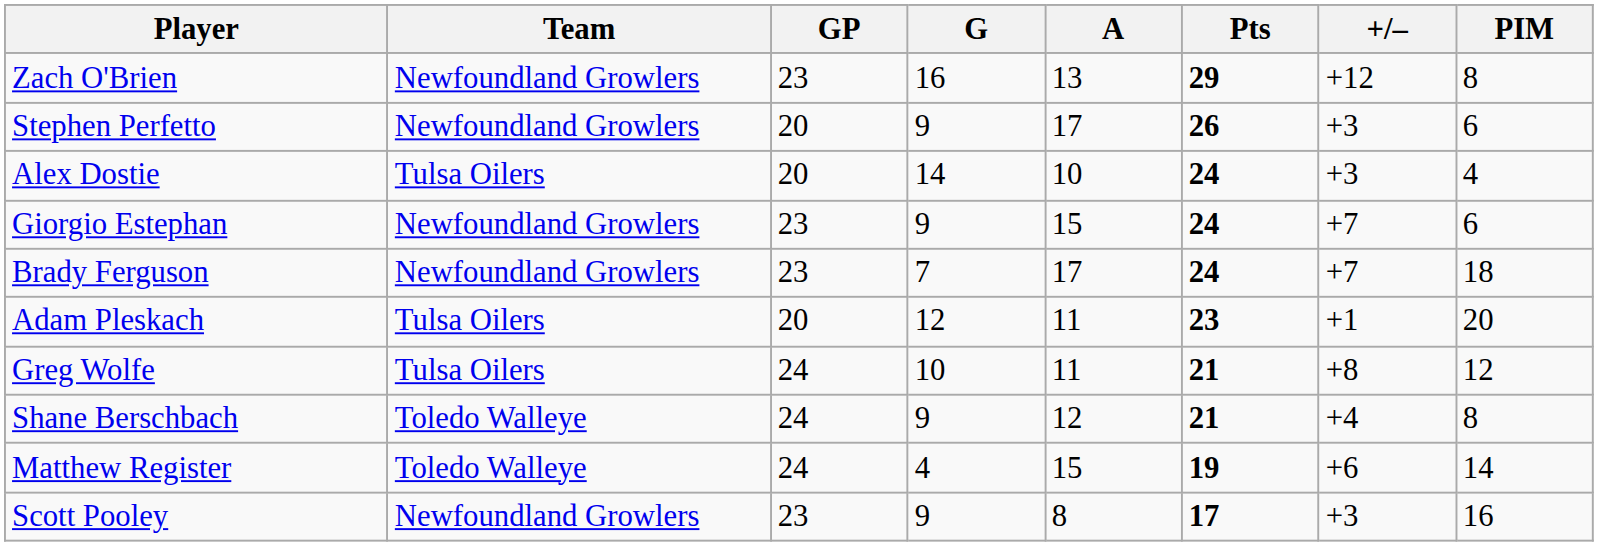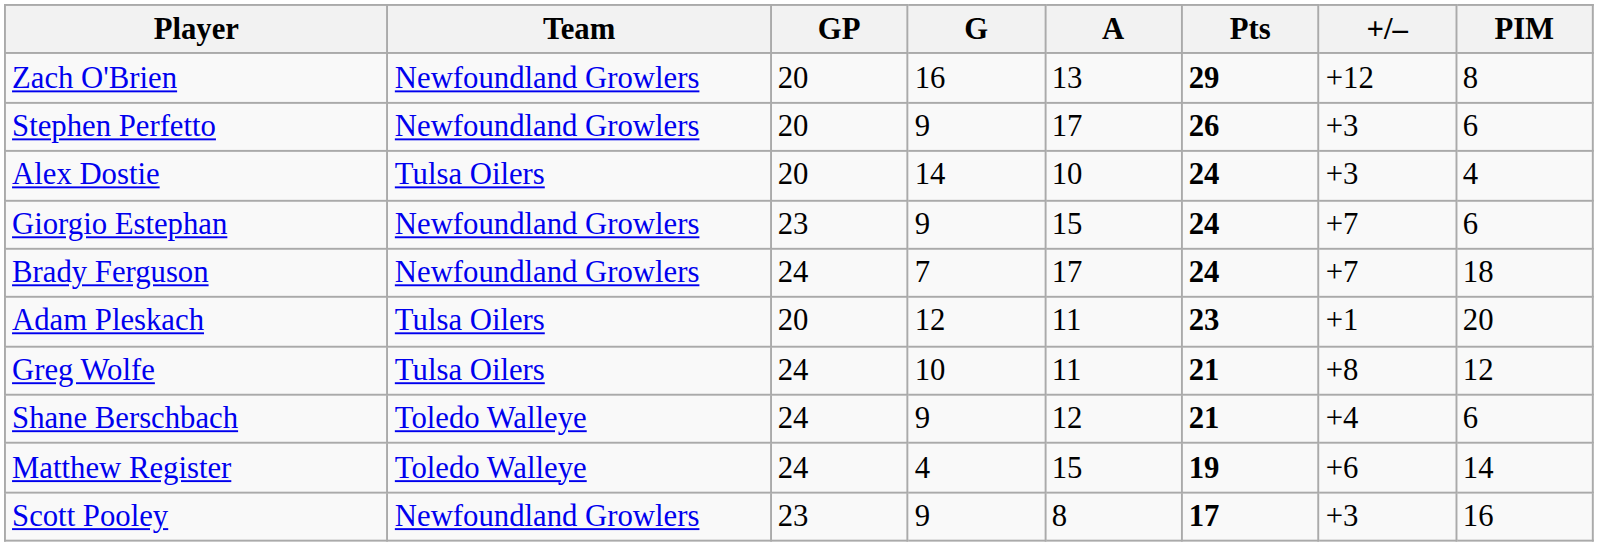(793, 77) 23 -> (793, 77) 20
(793, 272) 23 -> (793, 272) 24
(1471, 418) 8 -> (1471, 418) 6
